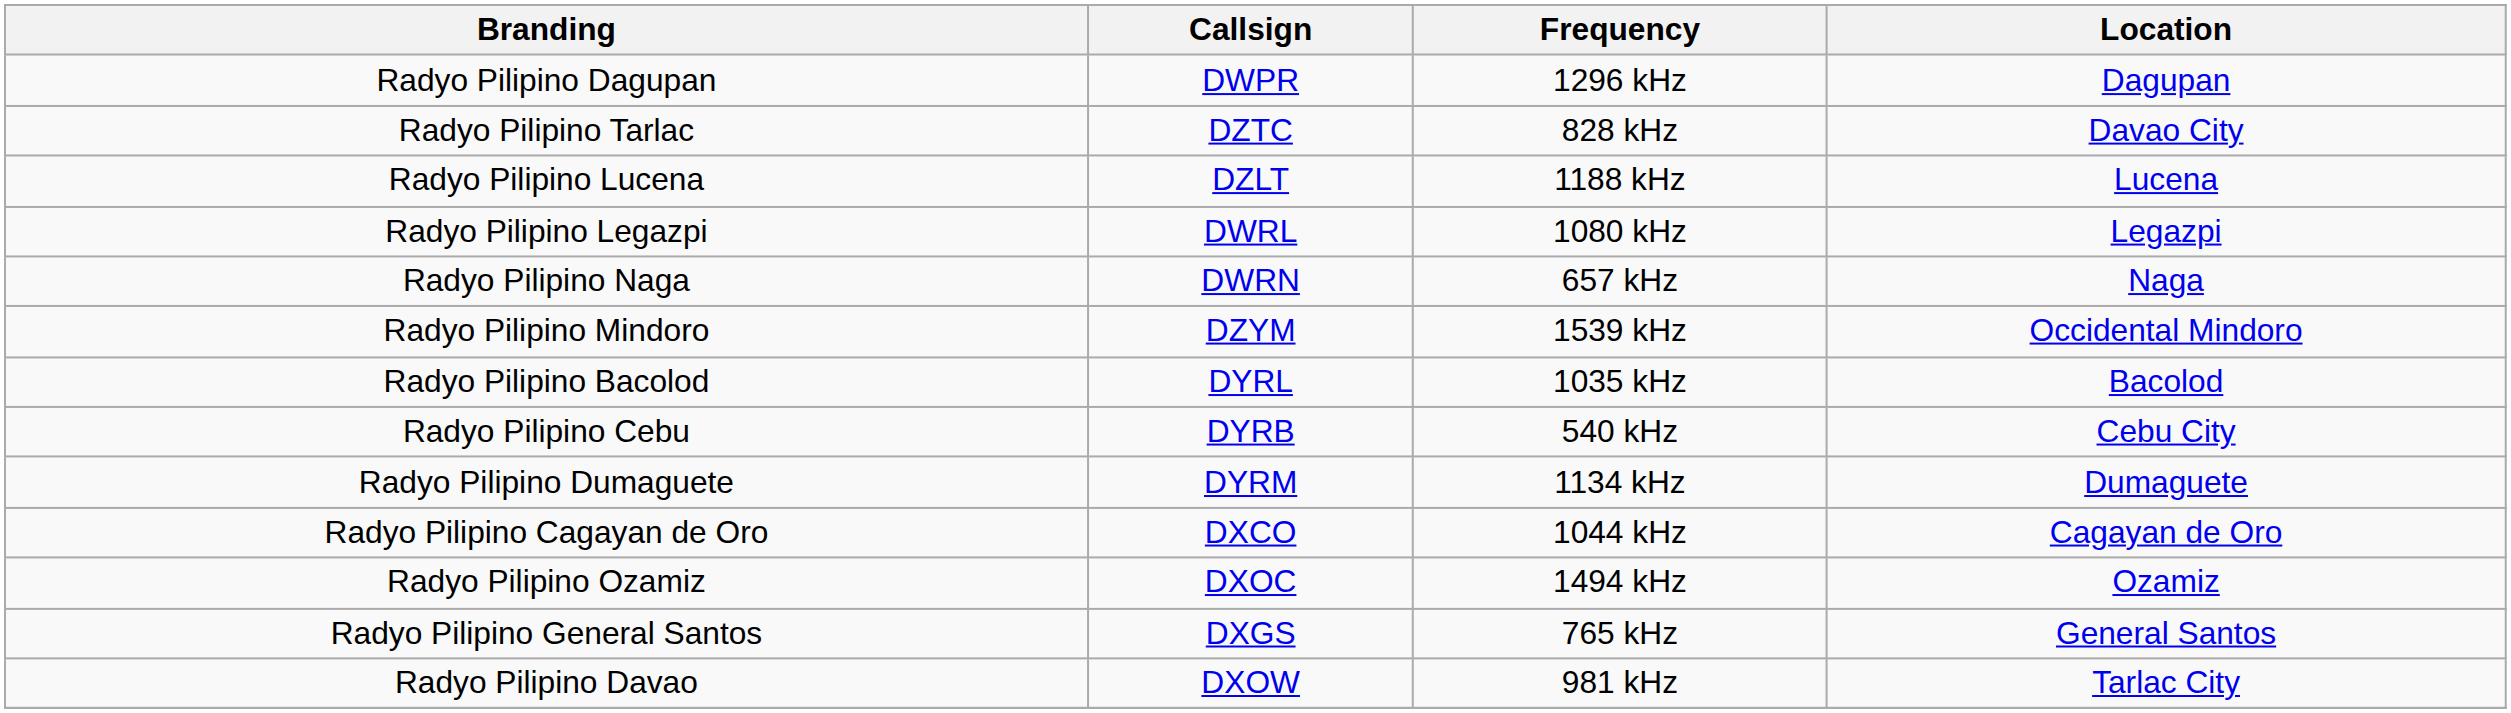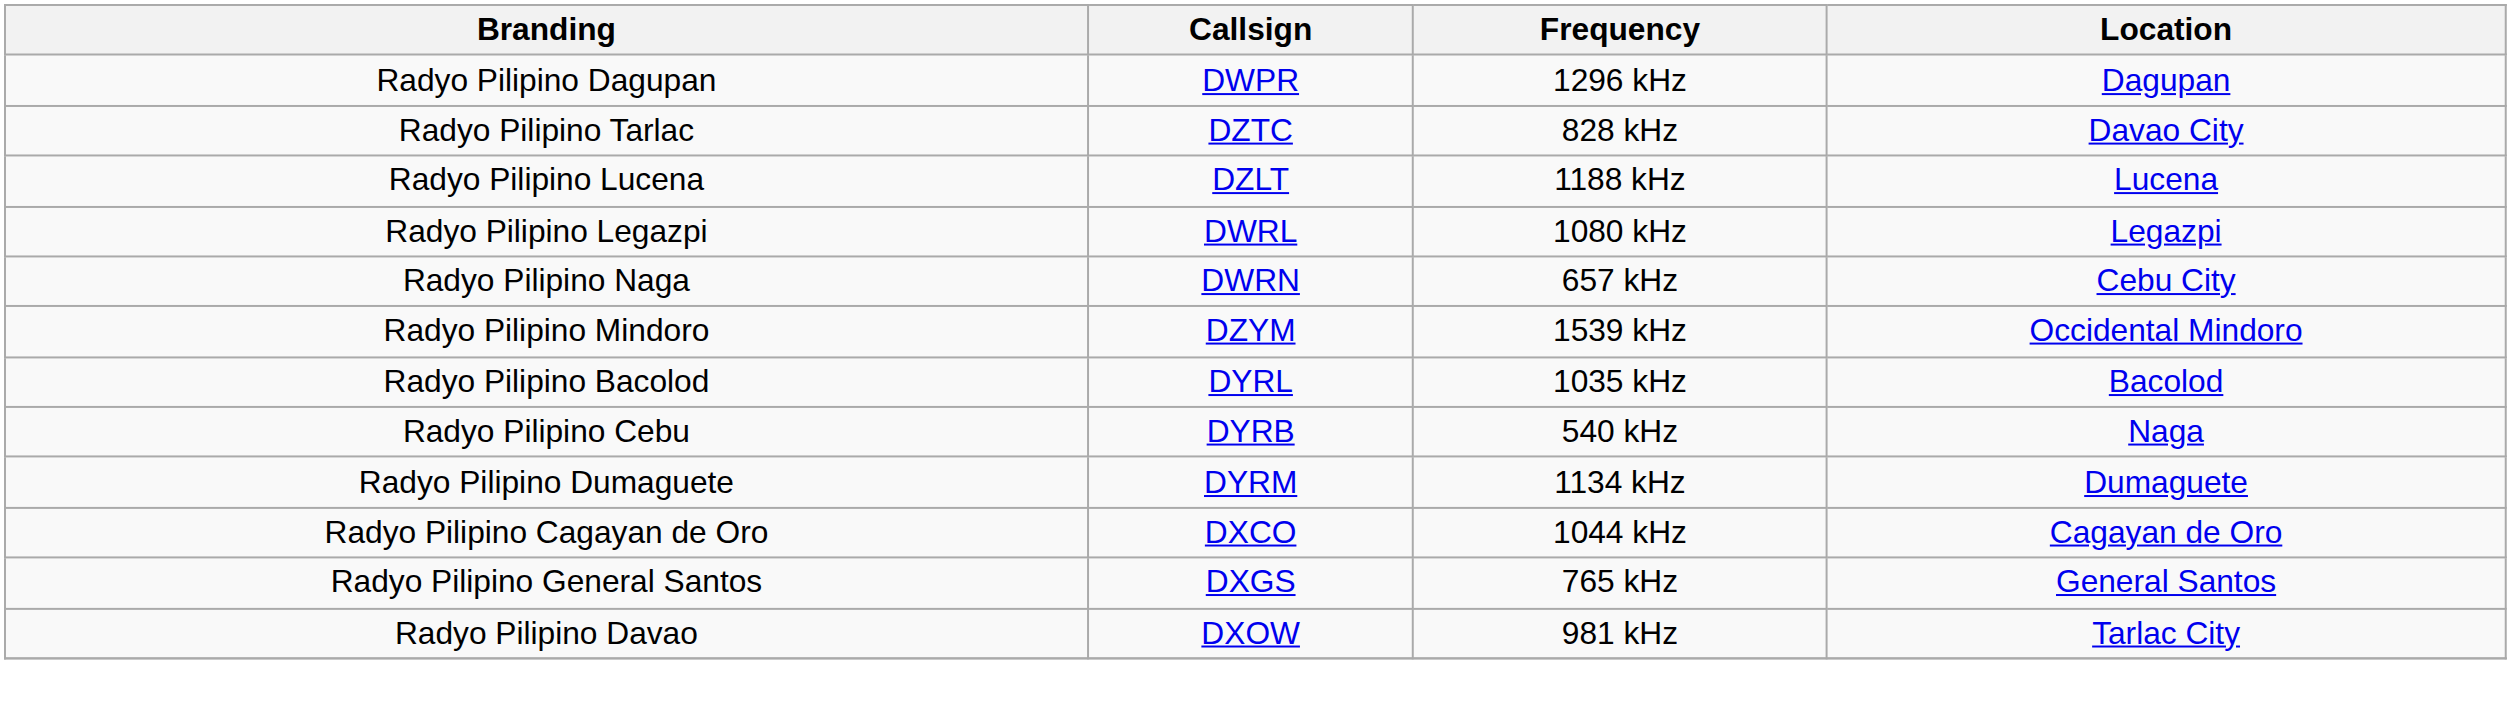(2166, 280) Naga -> (2166, 280) Cebu City
(2166, 431) Cebu City -> (2166, 431) Naga
- row: (546, 582)
